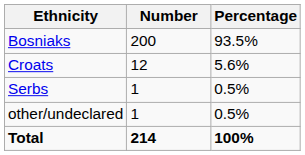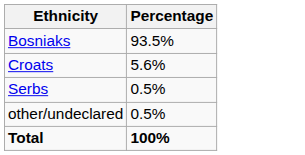- column: (169, 16)
